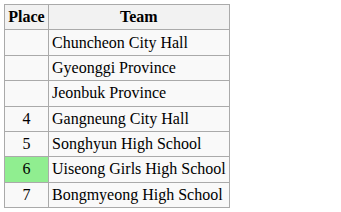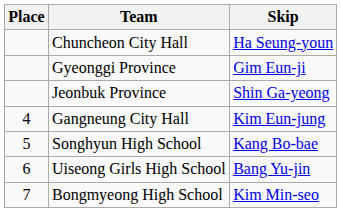+ column: (283, 17)
(26, 169) lightgreen background -> (26, 169) no background
